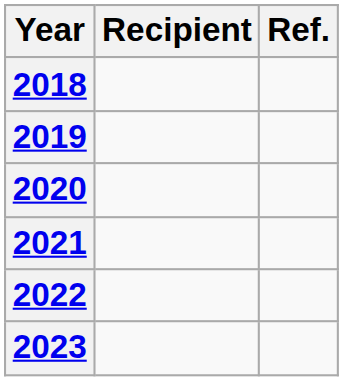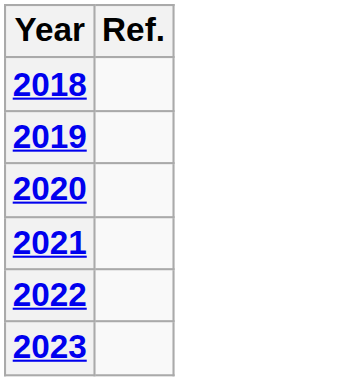- column: (177, 30)
